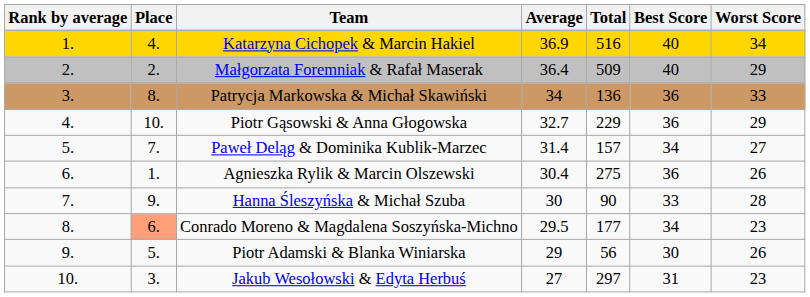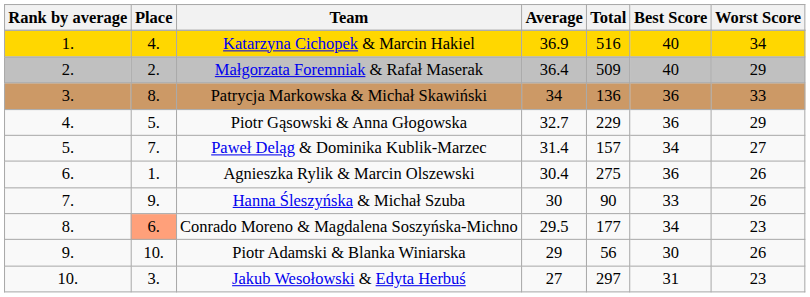(154, 122) 10. -> (154, 122) 5.
(758, 200) 28 -> (758, 200) 26
(154, 252) 5. -> (154, 252) 10.
